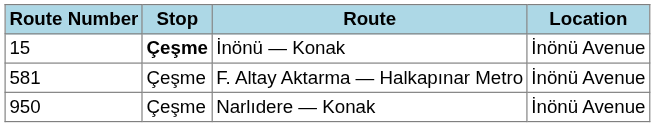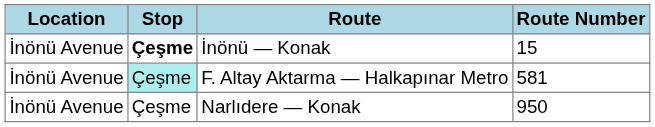columns swapped: (74, 19) <-> (588, 19)
(176, 77) no background -> (161, 77) paleturquoise background
